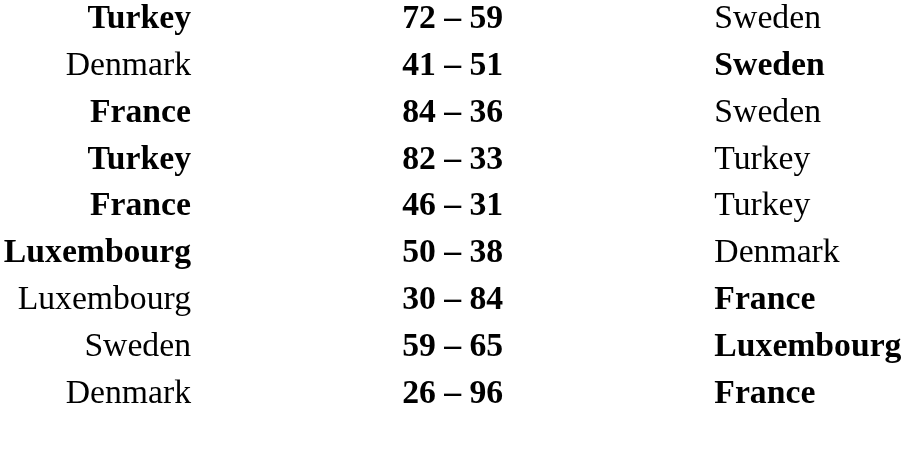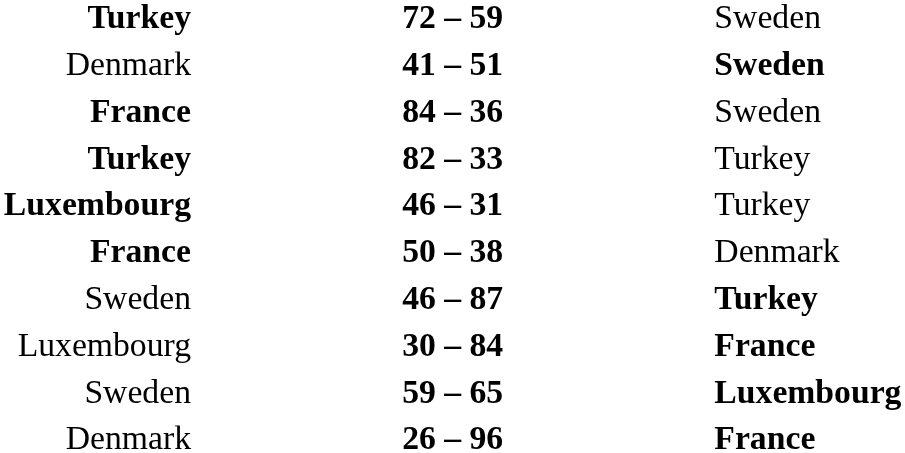(141, 204) France -> (97, 204) Luxembourg
(97, 250) Luxembourg -> (141, 250) France
+ row: (453, 297)
